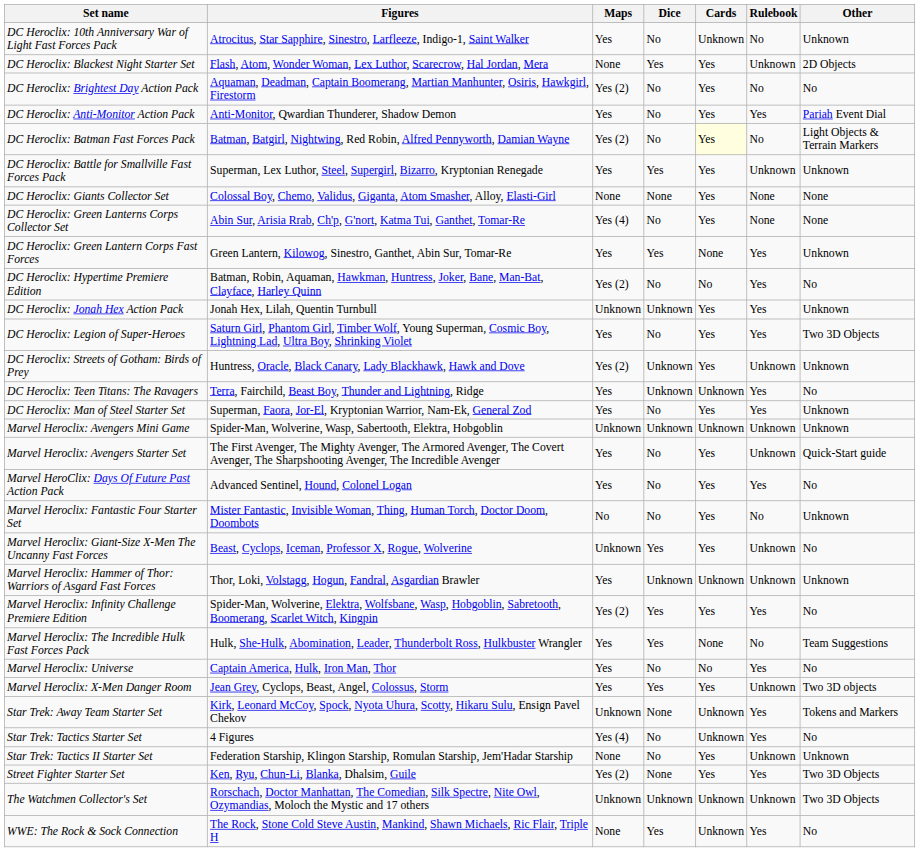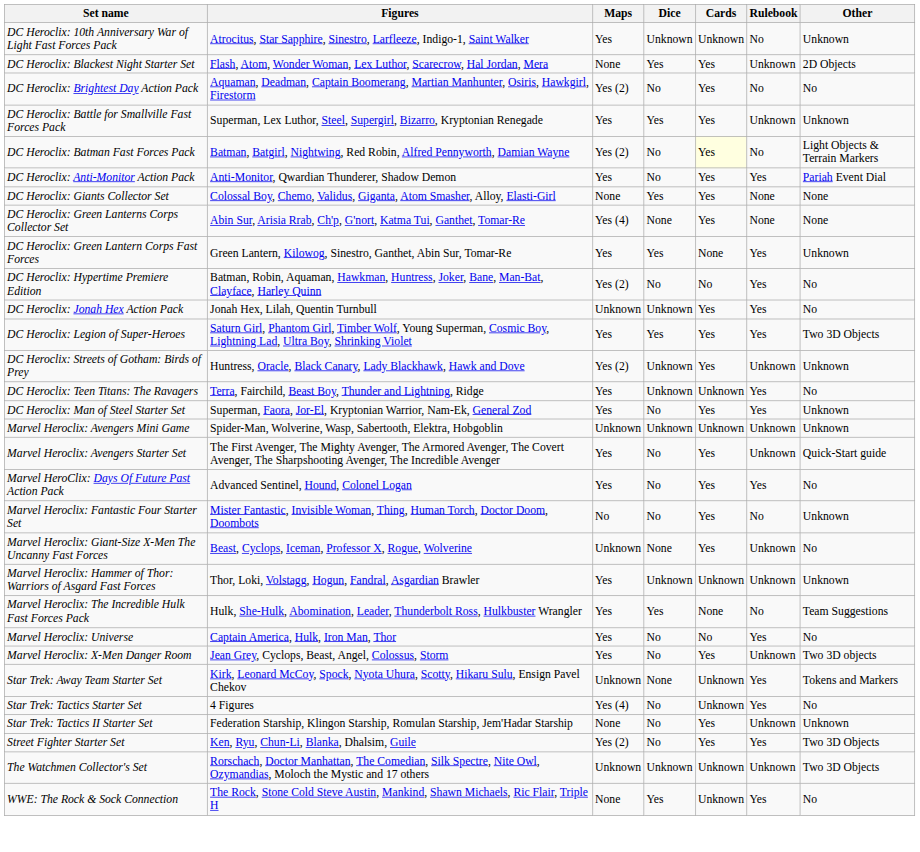(654, 38) No -> (670, 38) Unknown
rows swapped: (101, 114) <-> (99, 170)
(659, 195) None -> (655, 195) Yes
(654, 221) No -> (659, 221) None
(826, 309) Unknown -> (810, 309) No
(654, 334) No -> (655, 334) Yes
(655, 548) Yes -> (659, 548) None
- row: (91, 611)
(655, 687) Yes -> (654, 655) No
(659, 774) None -> (654, 742) No
